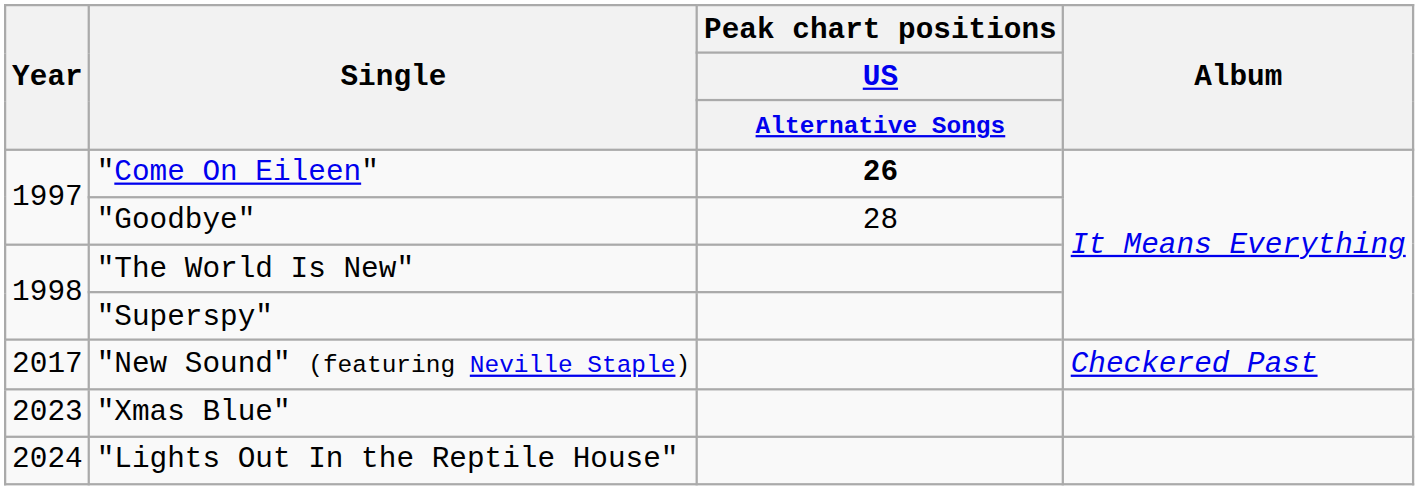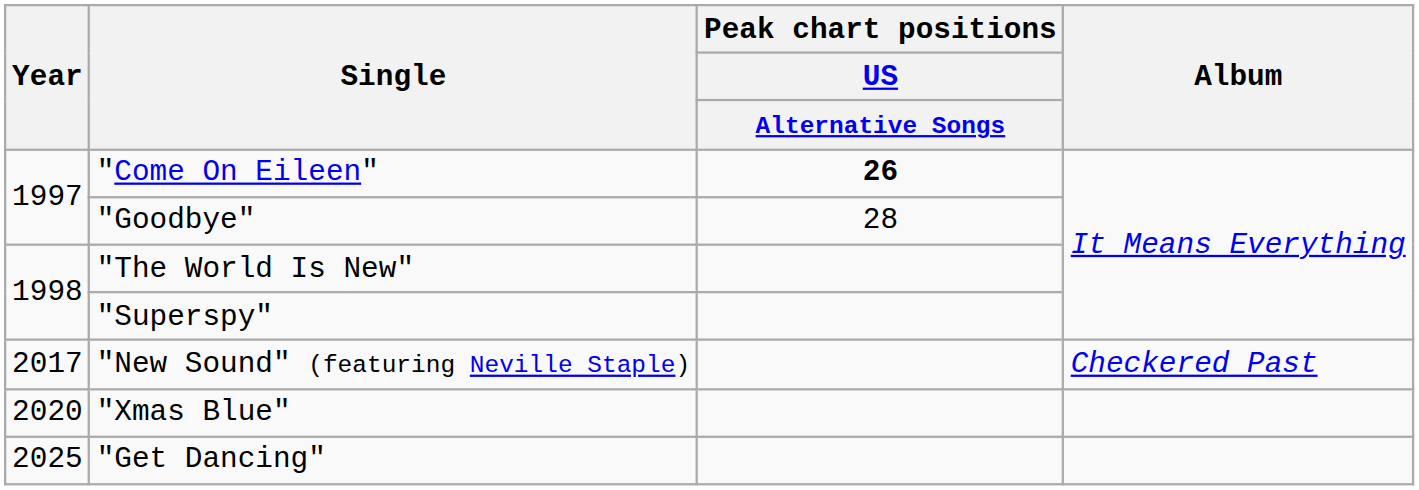(47, 412) 2023 -> (47, 412) 2020
- row: (388, 460)
+ row: (211, 460)
